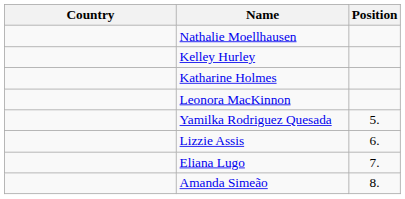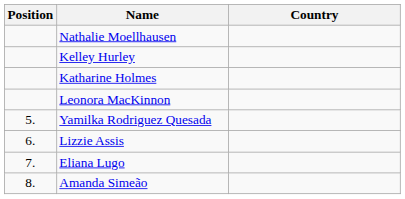columns swapped: (375, 15) <-> (90, 15)
